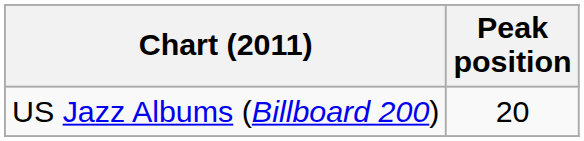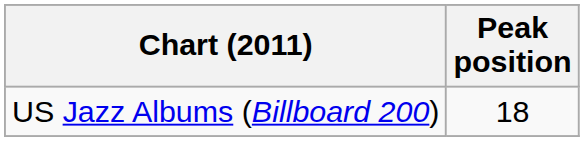(513, 111) 20 -> (513, 111) 18
